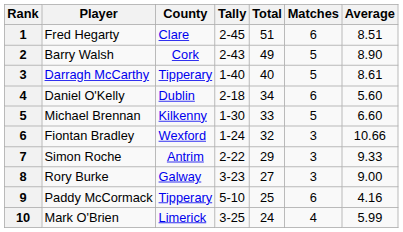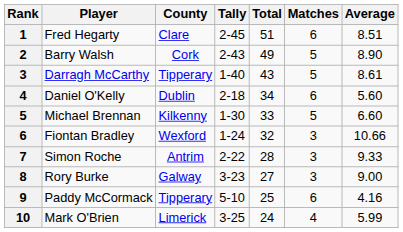(267, 75) 40 -> (267, 75) 43
(267, 156) 29 -> (267, 156) 28
